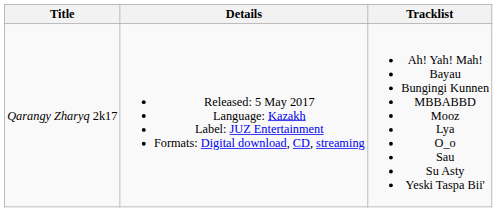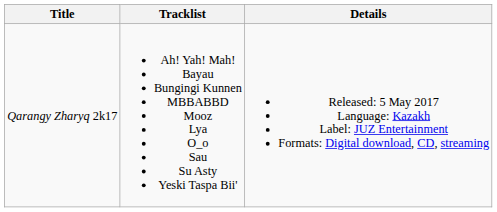columns swapped: (244, 14) <-> (430, 14)
